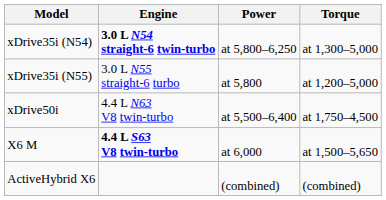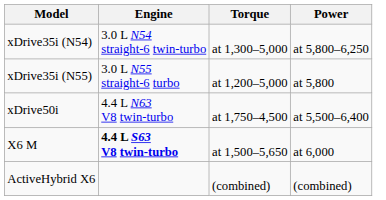columns swapped: (259, 14) <-> (340, 14)
(158, 41) bold -> (154, 41) normal
